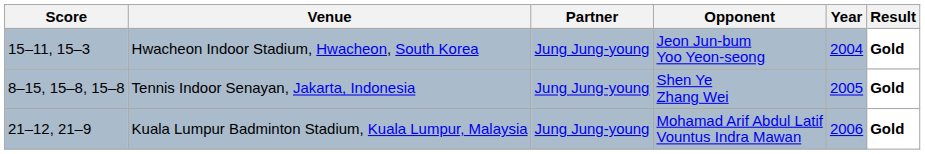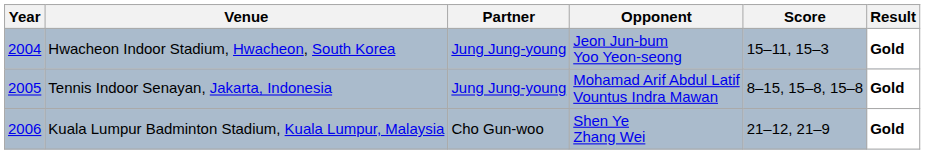columns swapped: (847, 17) <-> (66, 17)
(693, 89) Shen Ye Zhang Wei -> (656, 89) Mohamad Arif Abdul Latif Vountus Indra Mawan
(592, 129) Jung Jung-young -> (498, 129) Cho Gun-woo
(740, 129) Mohamad Arif Abdul Latif Vountus Indra Mawan -> (609, 129) Shen Ye Zhang Wei
